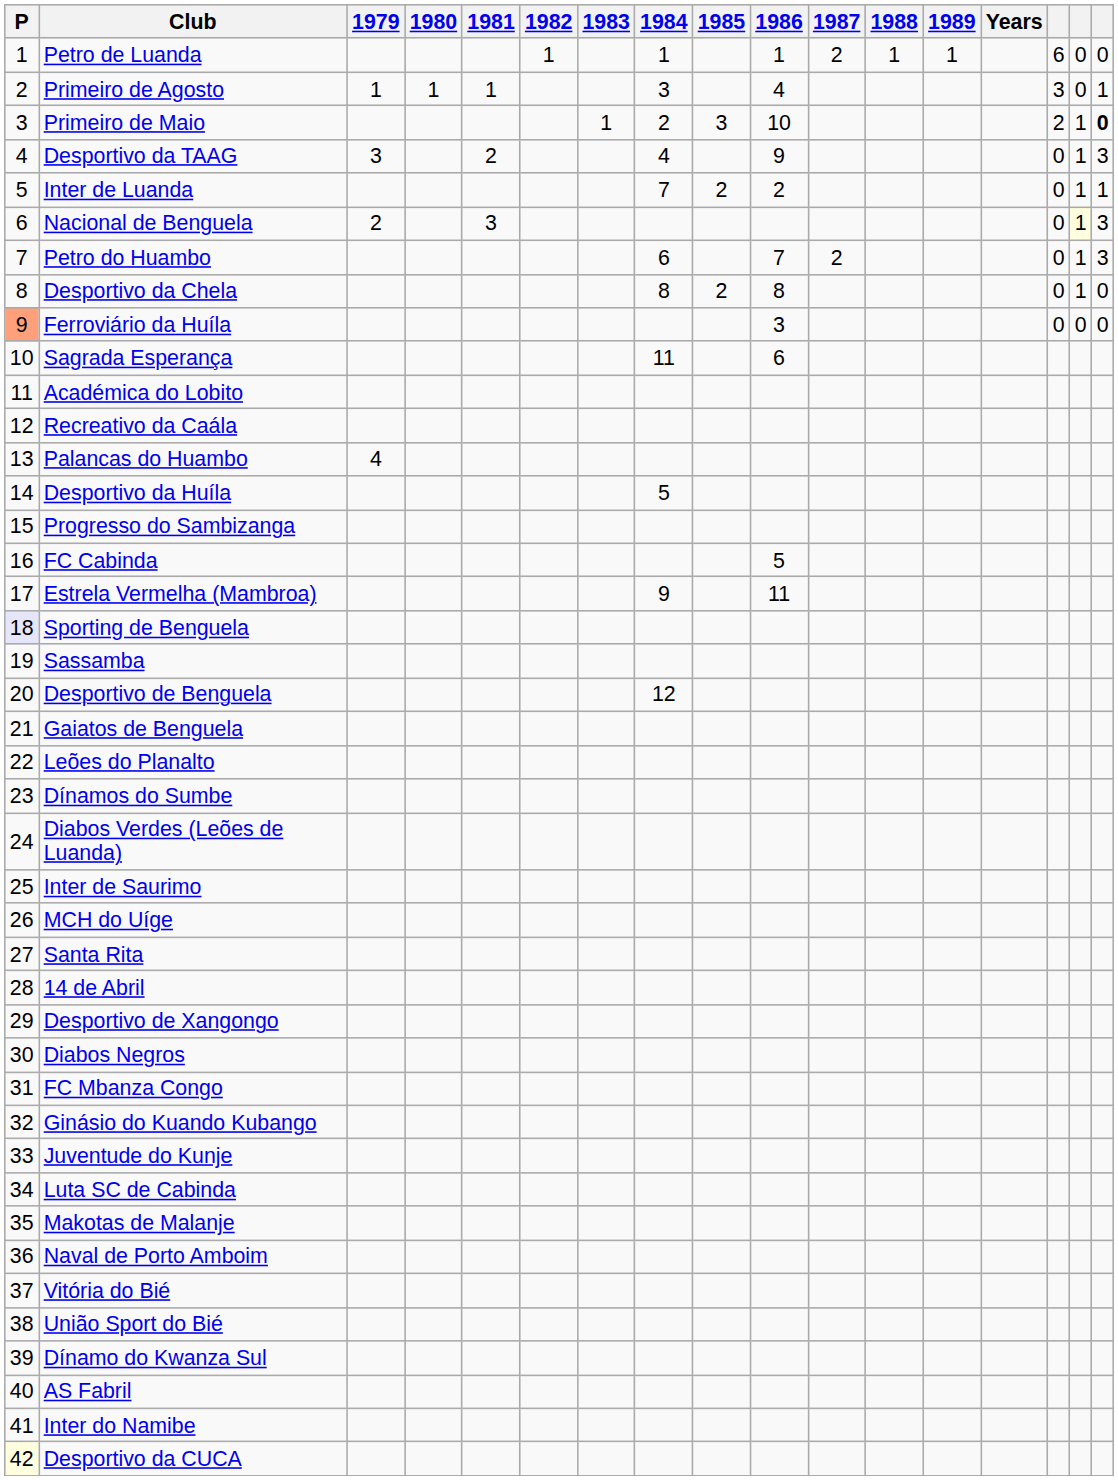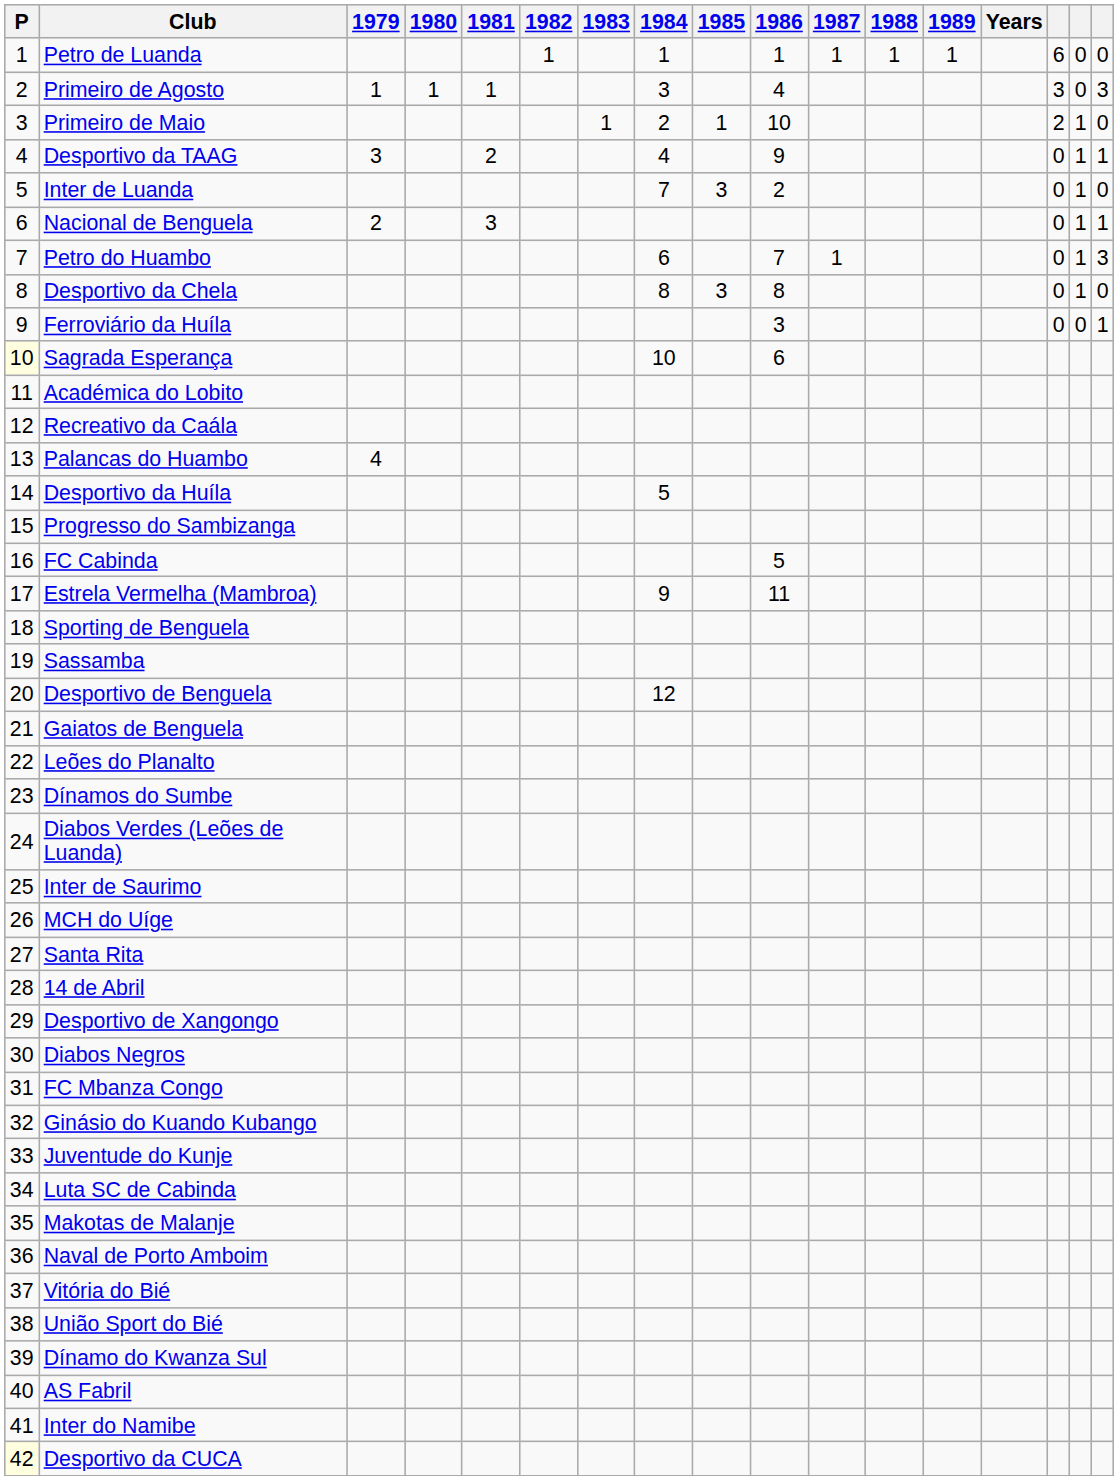(837, 55) 2 -> (837, 55) 1
(1103, 89) 1 -> (1103, 89) 3
(721, 122) 3 -> (721, 122) 1
(1103, 122) bold -> (1103, 122) normal
(1103, 156) 3 -> (1103, 156) 1
(721, 189) 2 -> (721, 189) 3
(1103, 189) 1 -> (1103, 189) 0
(1081, 223) lightyellow background -> (1081, 223) no background
(1103, 223) 3 -> (1103, 223) 1
(837, 257) 2 -> (837, 257) 1
(721, 290) 2 -> (721, 290) 3
(22, 324) lightsalmon background -> (22, 324) no background
(1103, 324) 0 -> (1103, 324) 1
(22, 358) no background -> (22, 358) lightyellow background
(664, 358) 11 -> (664, 358) 10
(22, 627) lavender background -> (22, 627) no background
